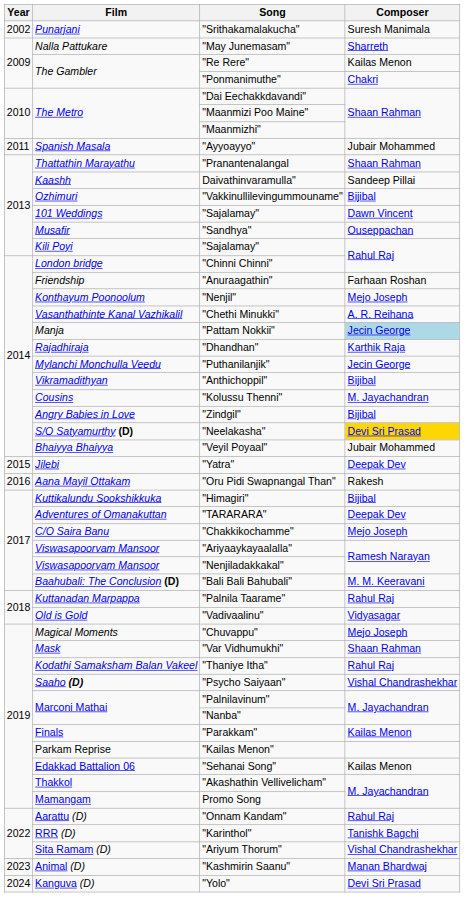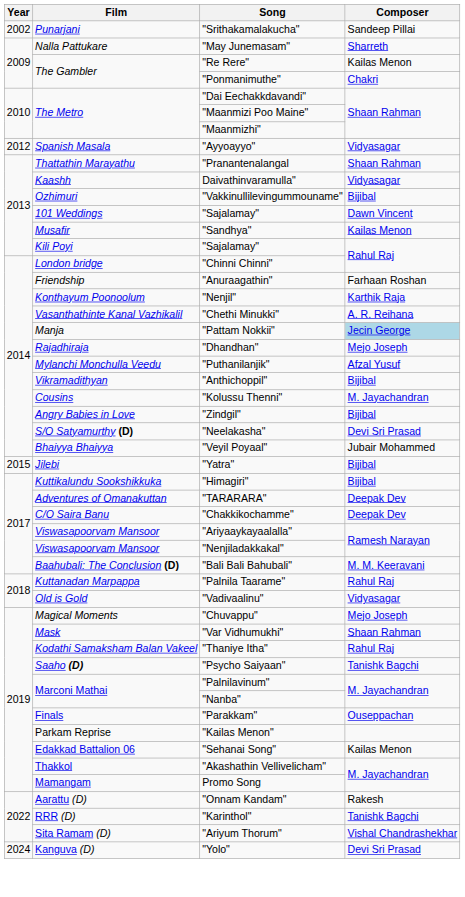(389, 29) Suresh Manimala -> (381, 29) Sandeep Pillai
(18, 146) 2011 -> (19, 146) 2012
(391, 146) Jubair Mohammed -> (374, 146) Vidyasagar
(381, 180) Sandeep Pillai -> (374, 180) Vidyasagar
(380, 230) Ouseppachan -> (380, 230) Kailas Menon
(378, 297) Mejo Joseph -> (376, 297) Karthik Raja
(376, 347) Karthik Raja -> (378, 347) Mejo Joseph
(379, 364) Jecin George -> (374, 364) Afzal Yusuf
(384, 431) gold background -> (384, 431) no background
(377, 465) Deepak Dev -> (362, 465) Bijibal
- row: (83, 481)
(378, 532) Mejo Joseph -> (377, 515) Deepak Dev
(402, 682) Vishal Chandrashekhar -> (383, 666) Tanishk Bagchi
(380, 733) Kailas Menon -> (380, 716) Ouseppachan
(371, 816) Rahul Raj -> (366, 800) Rakesh
- row: (60, 866)
